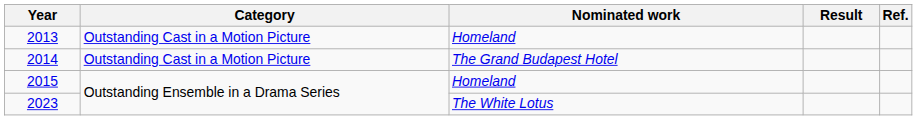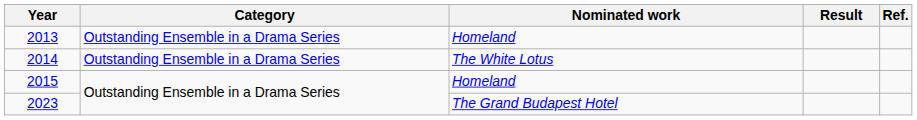(197, 37) Outstanding Cast in a Motion Picture -> (212, 37) Outstanding Ensemble in a Drama Series
(197, 59) Outstanding Cast in a Motion Picture -> (212, 59) Outstanding Ensemble in a Drama Series
(535, 59) The Grand Budapest Hotel -> (503, 59) The White Lotus
(503, 103) The White Lotus -> (535, 103) The Grand Budapest Hotel
